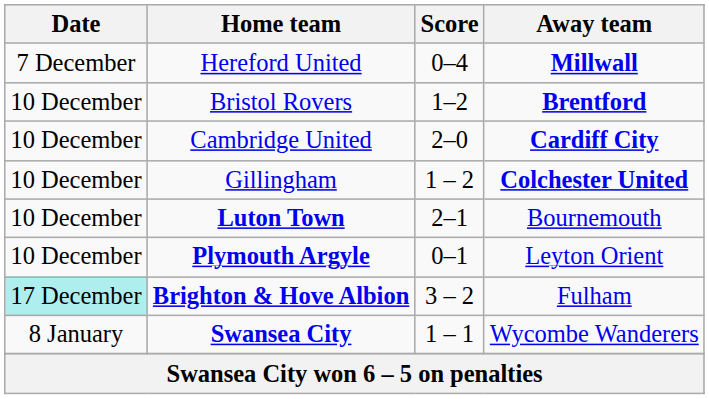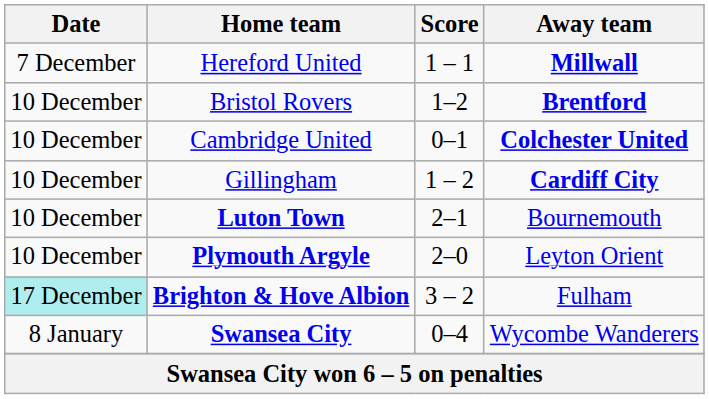(450, 62) 0–4 -> (450, 62) 1 – 1
(450, 140) 2–0 -> (450, 140) 0–1
(594, 140) Cardiff City -> (594, 140) Colchester United
(594, 179) Colchester United -> (594, 179) Cardiff City
(450, 256) 0–1 -> (450, 256) 2–0
(450, 334) 1 – 1 -> (450, 334) 0–4
